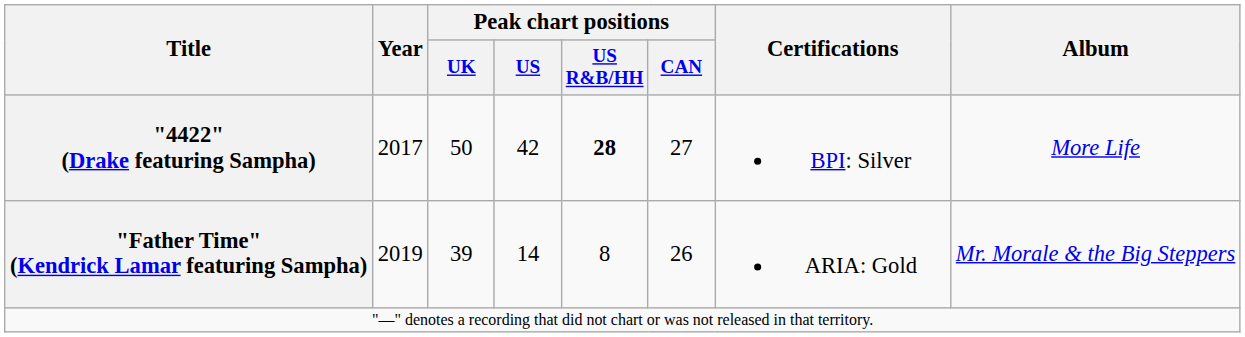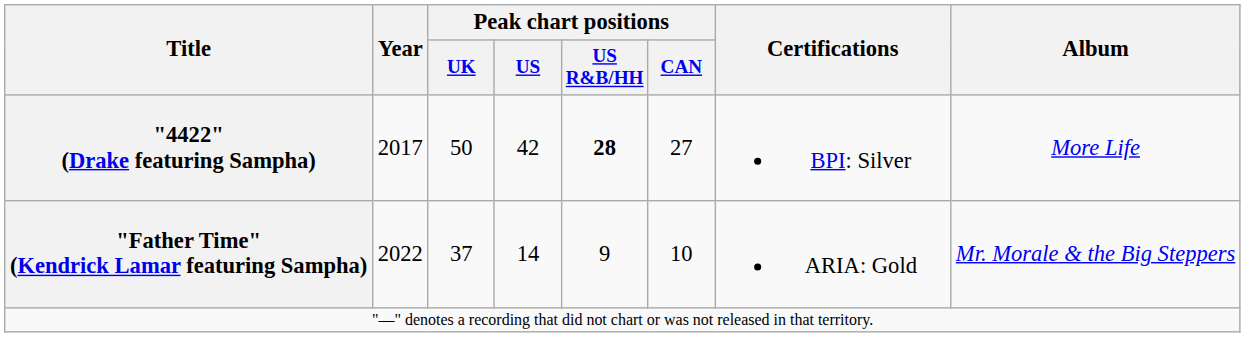(400, 253) 2019 -> (400, 253) 2022
(461, 253) 39 -> (461, 253) 37
(605, 253) 8 -> (605, 253) 9
(681, 253) 26 -> (681, 253) 10
